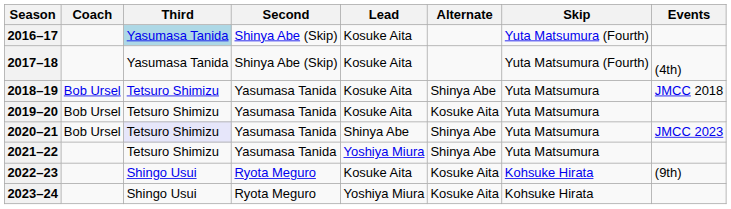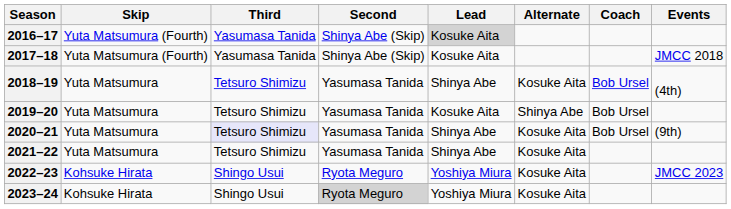columns swapped: (577, 14) <-> (92, 14)
(178, 35) lightblue background -> (265, 35) no background
(378, 35) no background -> (465, 35) lightgrey background
(668, 70) (4th) -> (689, 55) JMCC 2018
(378, 91) Kosuke Aita -> (463, 83) Shinya Abe
(463, 91) Shinya Abe -> (552, 83) Kosuke Aita
(689, 91) JMCC 2018 -> (668, 91) (4th)
(465, 111) Kosuke Aita -> (550, 111) Shinya Abe
(463, 132) Shinya Abe -> (552, 132) Kosuke Aita
(689, 132) JMCC 2023 -> (668, 132) (9th)
(384, 152) Yoshiya Miura -> (463, 152) Shinya Abe
(463, 152) Shinya Abe -> (552, 152) Kosuke Aita
(378, 173) Kosuke Aita -> (471, 173) Yoshiya Miura
(668, 173) (9th) -> (689, 173) JMCC 2023
(275, 193) no background -> (362, 193) lightgrey background
